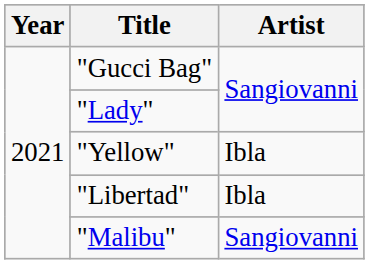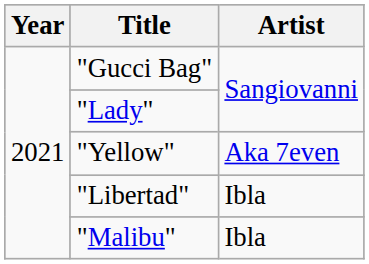(245, 152) Ibla -> (282, 152) Aka 7even
(291, 237) Sangiovanni -> (245, 237) Ibla
